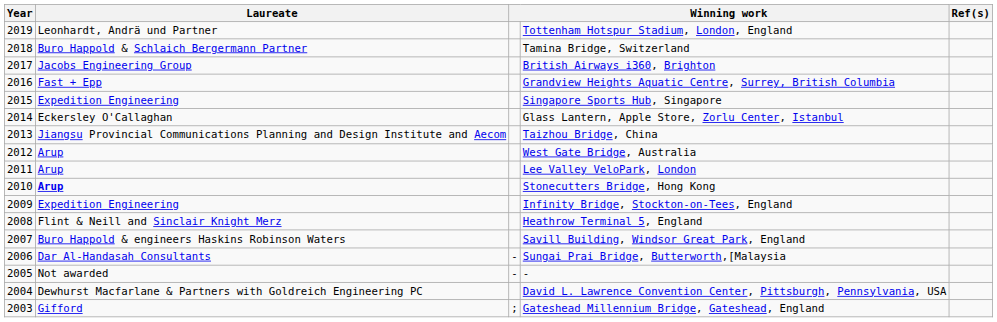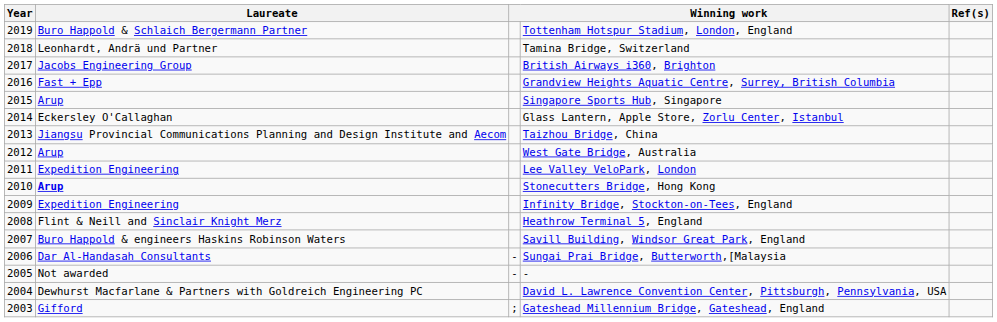(128, 30) Leonhardt, Andrä und Partner -> (172, 30) Buro Happold & Schlaich Bergermann Partner
(172, 48) Buro Happold & Schlaich Bergermann Partner -> (128, 48) Leonhardt, Andrä und Partner
(108, 100) Expedition Engineering -> (51, 100) Arup
(51, 169) Arup -> (108, 169) Expedition Engineering
